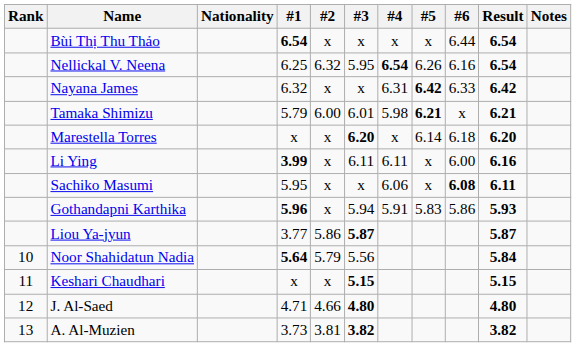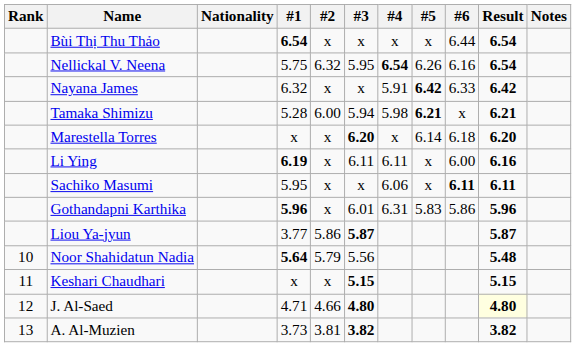(294, 64) 6.25 -> (294, 64) 5.75
(395, 88) 6.31 -> (395, 88) 5.91
(294, 112) 5.79 -> (294, 112) 5.28
(361, 112) 6.01 -> (361, 112) 5.94
(294, 161) 3.99 -> (294, 161) 6.19
(462, 185) 6.08 -> (462, 185) 6.11
(361, 209) 5.94 -> (361, 209) 6.01
(395, 209) 5.91 -> (395, 209) 6.31
(503, 209) 5.93 -> (503, 209) 5.96
(503, 257) 5.84 -> (503, 257) 5.48
(503, 305) no background -> (503, 305) lightyellow background
